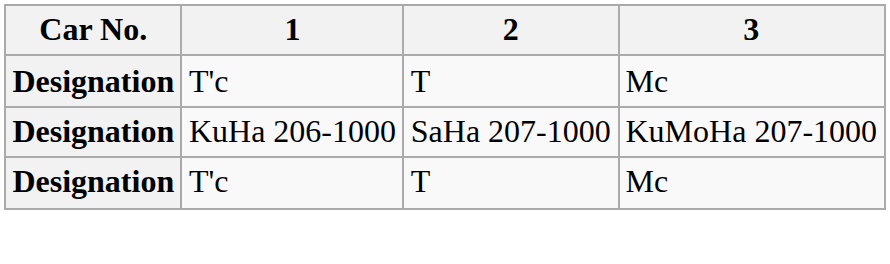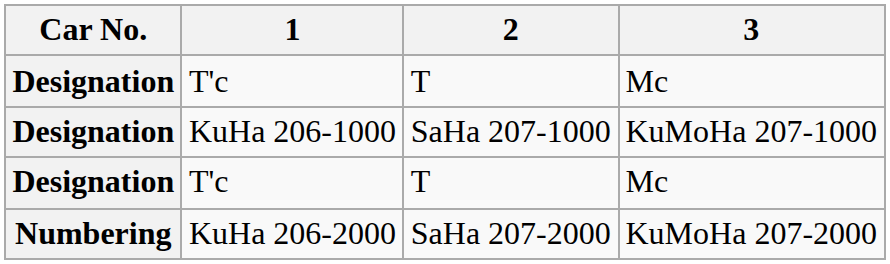+ row: (292, 232)
